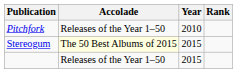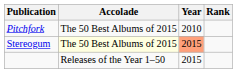(113, 28) Releases of the Year 1–50 -> (119, 28) The 50 Best Albums of 2015
(191, 44) no background -> (191, 44) lightsalmon background
